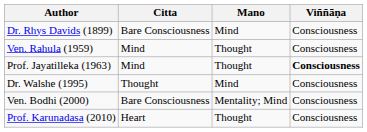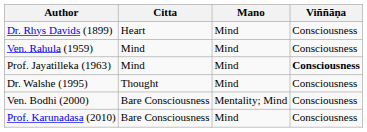(165, 30) Bare Consciousness -> (133, 30) Heart
(233, 48) Thought -> (226, 48) Mind
(233, 65) Thought -> (226, 65) Mind
(133, 118) Heart -> (165, 118) Bare Consciousness
(233, 118) Thought -> (226, 118) Mind
